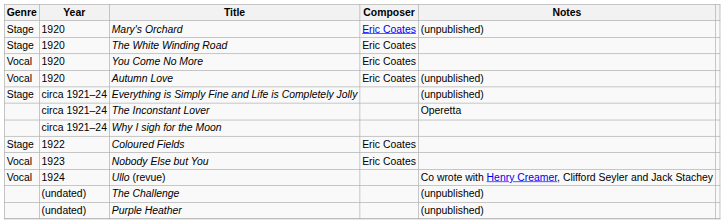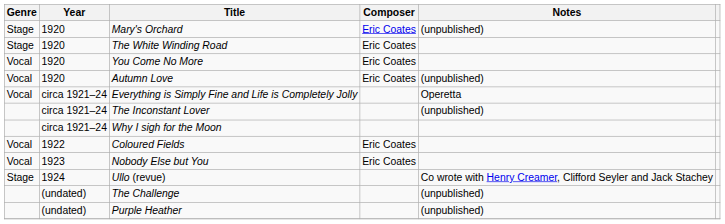(20, 95) Stage -> (19, 95) Vocal
(452, 95) (unpublished) -> (441, 95) Operetta
(441, 111) Operetta -> (452, 111) (unpublished)
(20, 144) Stage -> (19, 144) Vocal
(19, 177) Vocal -> (20, 177) Stage
